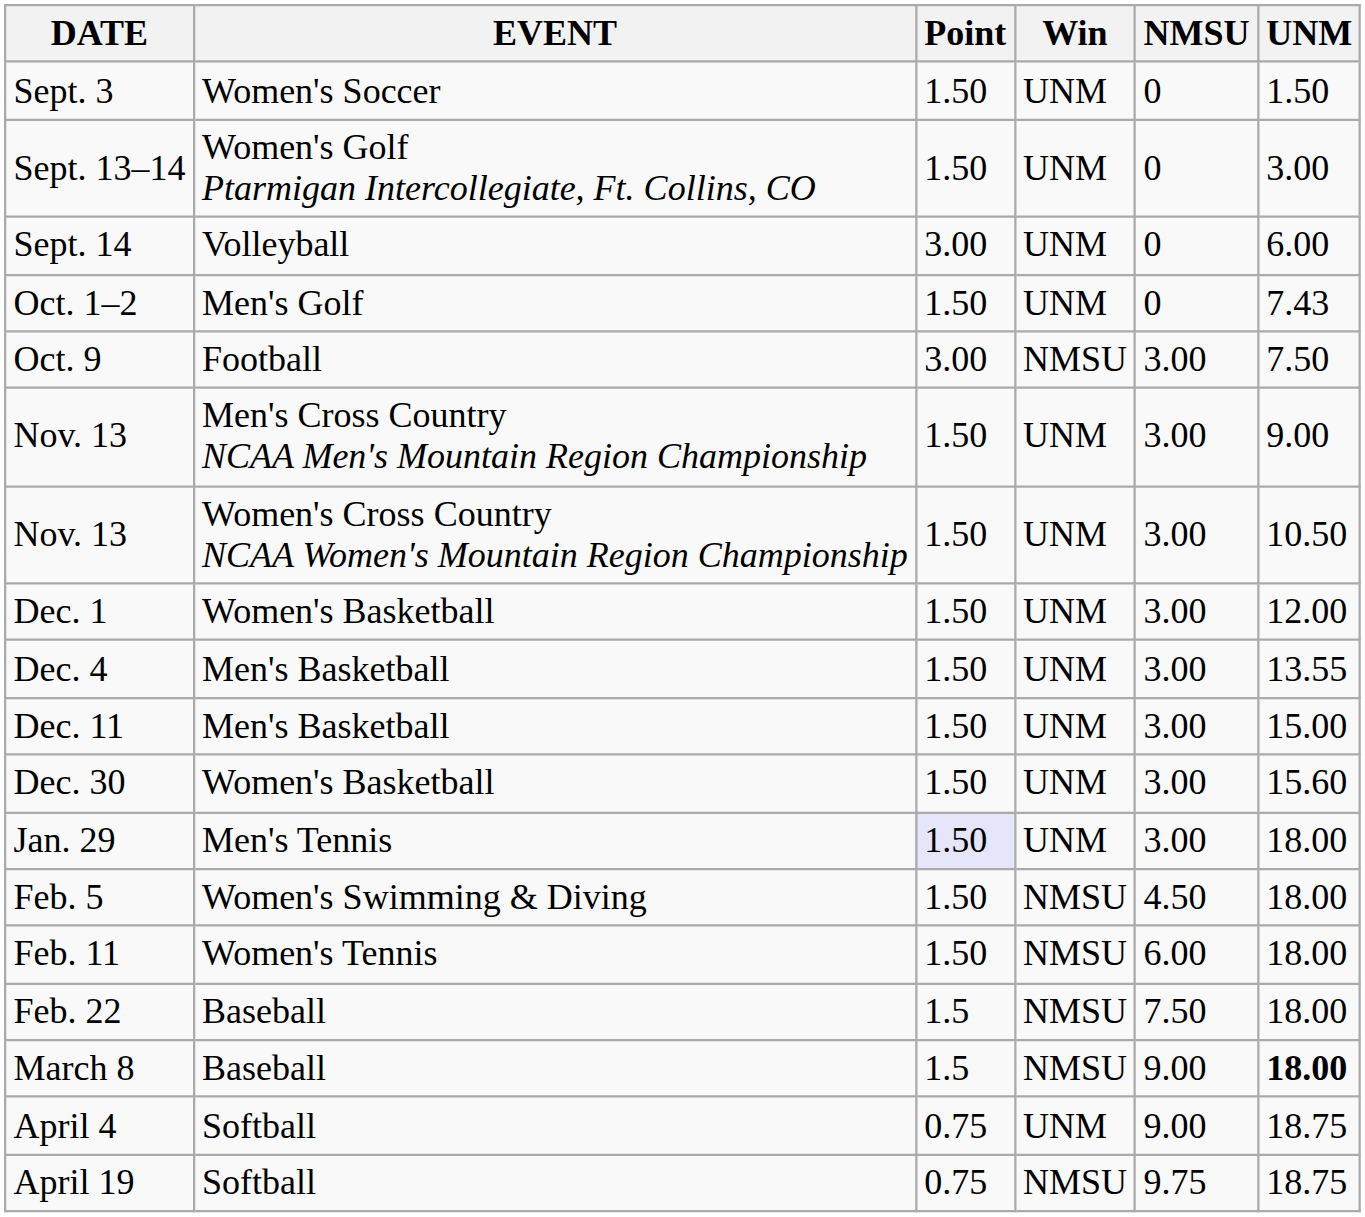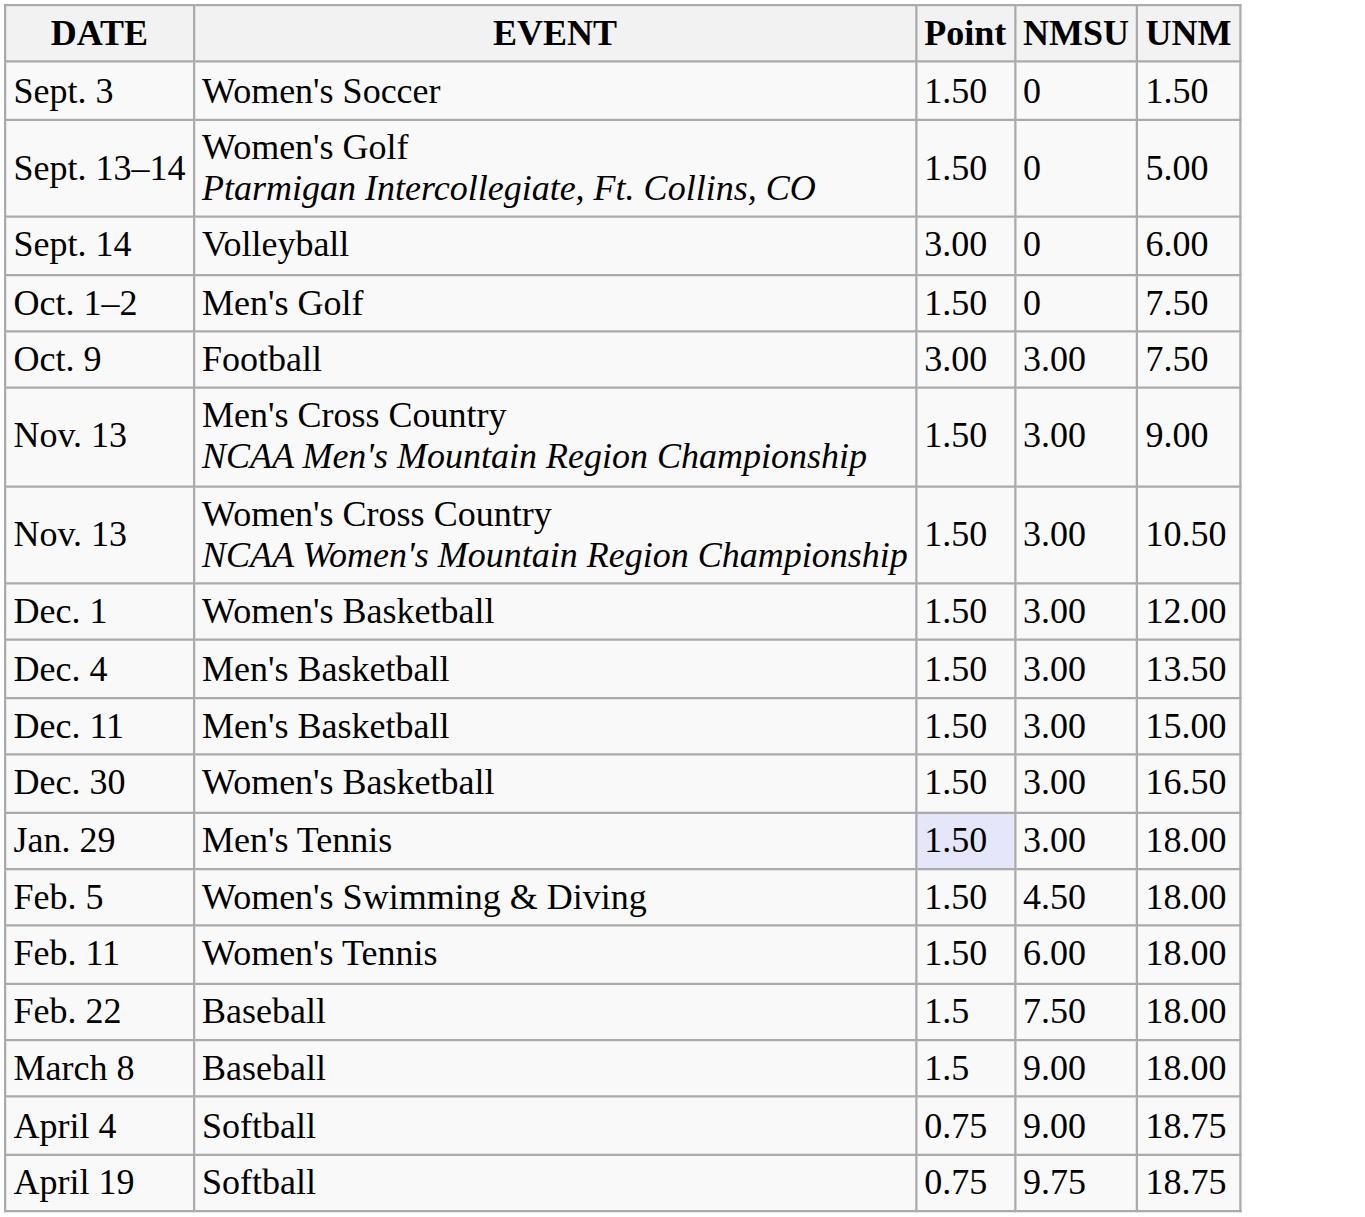- column: (1075, 33)
(1298, 167) 3.00 -> (1177, 167) 5.00
(1298, 301) 7.43 -> (1177, 301) 7.50
(1307, 668) 13.55 -> (1186, 668) 13.50
(1307, 782) 15.60 -> (1186, 782) 16.50
(1307, 1068) bold -> (1186, 1068) normal
